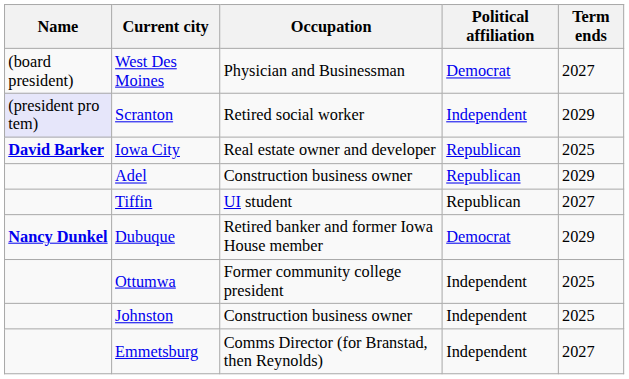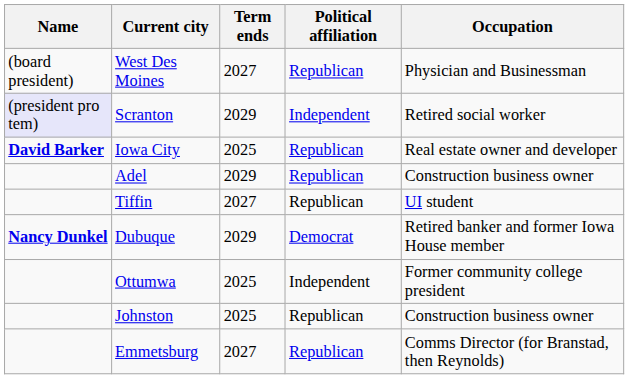columns swapped: (331, 26) <-> (591, 26)
(478, 70) Democrat -> (326, 70) Republican
(487, 316) Independent -> (326, 316) Republican
(487, 351) Independent -> (326, 351) Republican
